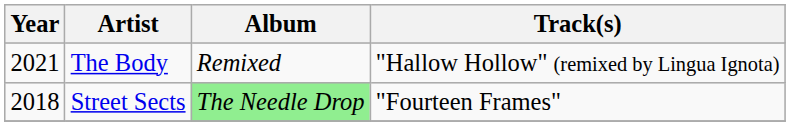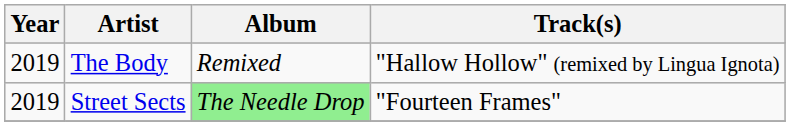(35, 62) 2021 -> (35, 62) 2019
(35, 101) 2018 -> (35, 101) 2019
